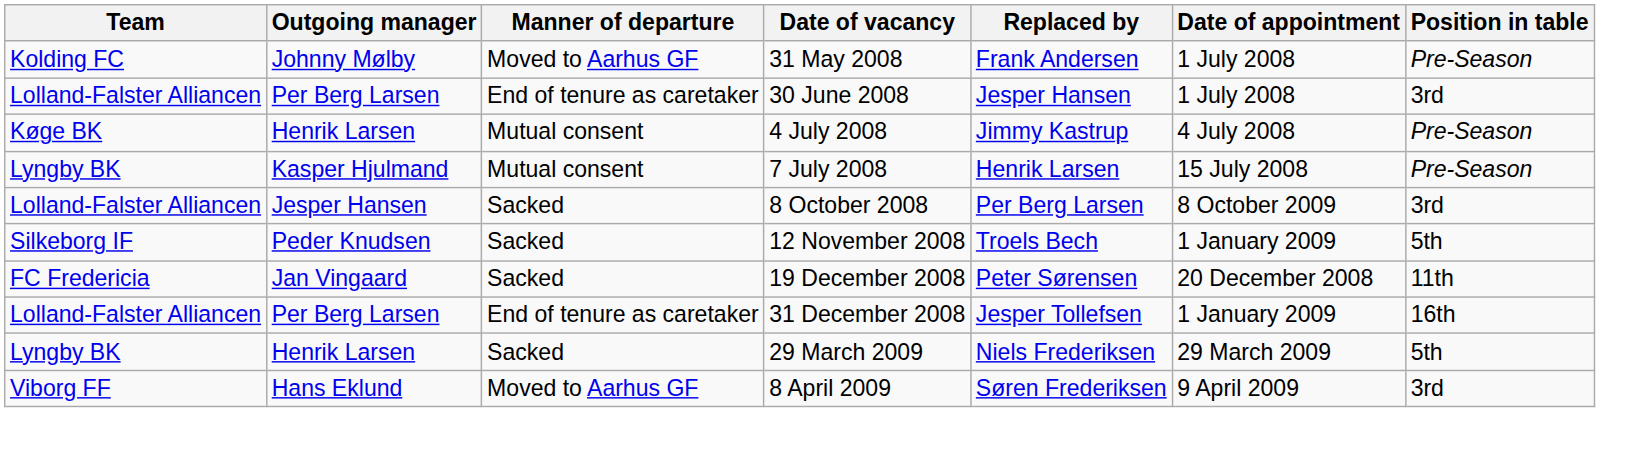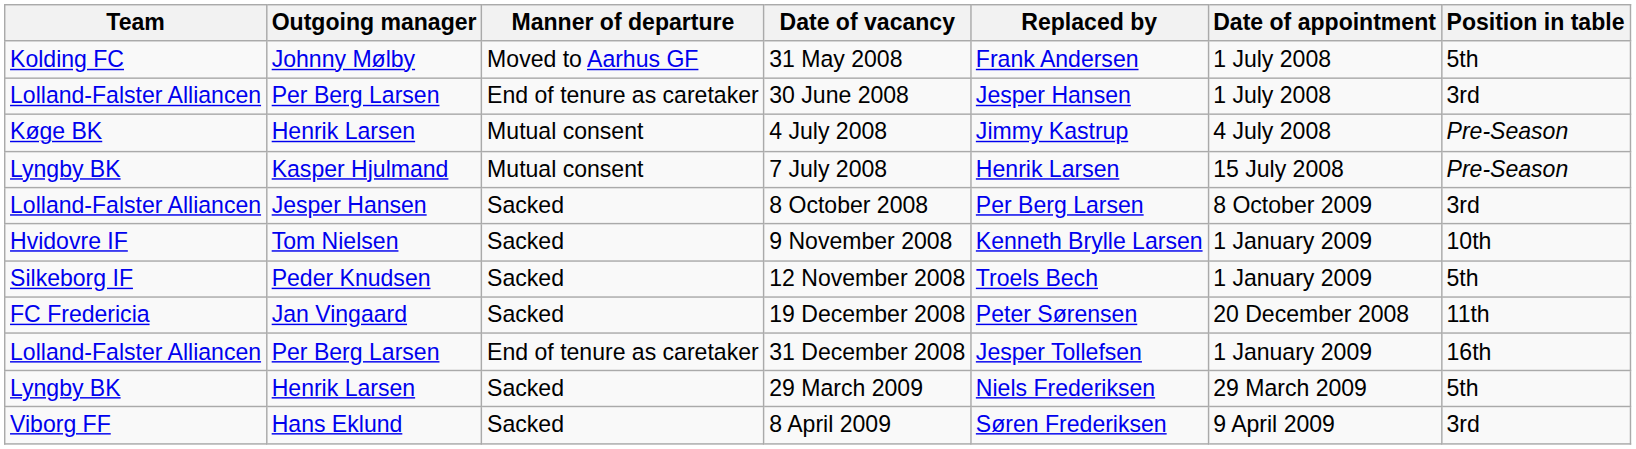(1471, 59) Pre-Season -> (1463, 59) 5th
+ row: (861, 242)
(593, 388) Moved to Aarhus GF -> (526, 424) Sacked
